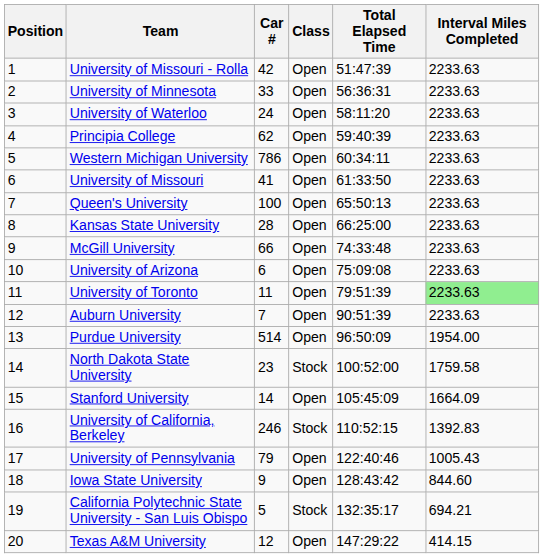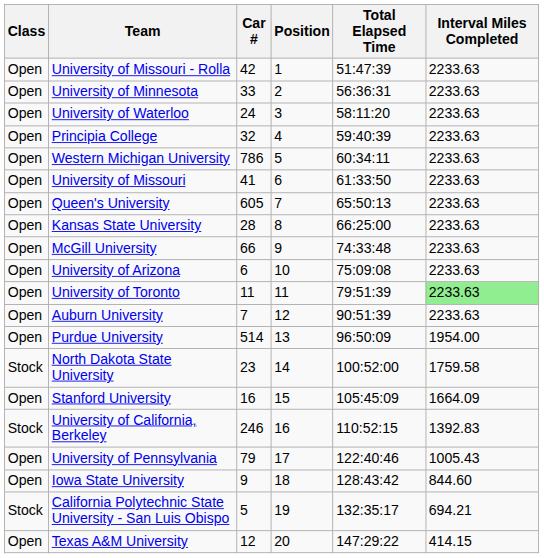columns swapped: (35, 31) <-> (311, 31)
(266, 136) 62 -> (248, 136) 32
(270, 203) 100 -> (252, 203) 605
(266, 398) 14 -> (248, 398) 16
